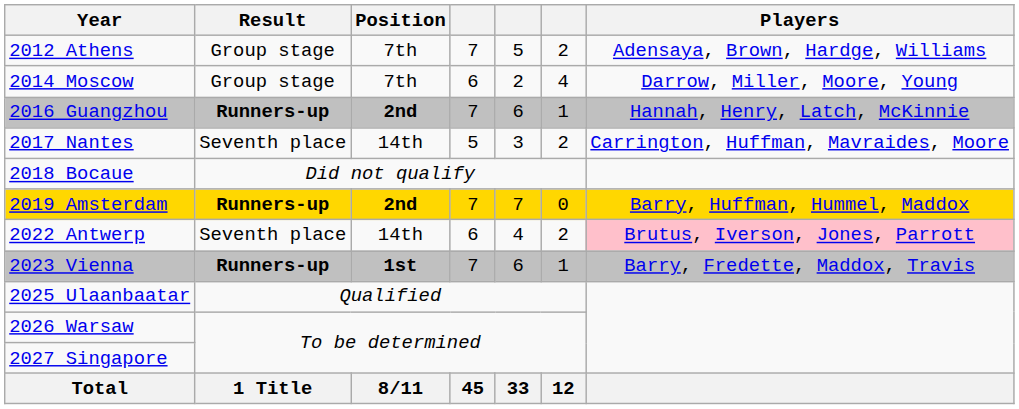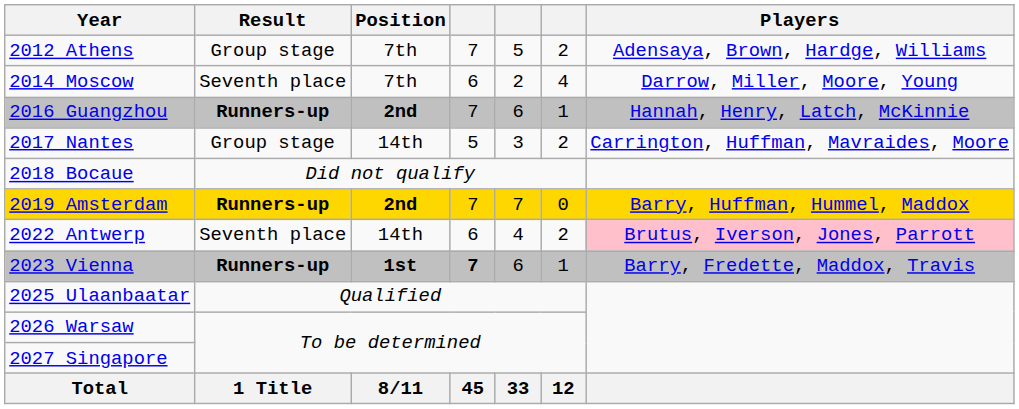(273, 82) Group stage -> (273, 82) Seventh place
(273, 143) Seventh place -> (273, 143) Group stage
(473, 266) normal -> (473, 266) bold
